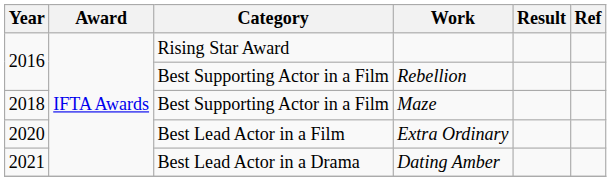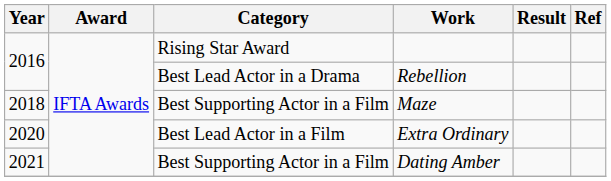(273, 76) Best Supporting Actor in a Film -> (259, 76) Best Lead Actor in a Drama
(259, 162) Best Lead Actor in a Drama -> (273, 162) Best Supporting Actor in a Film
